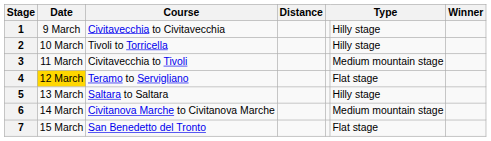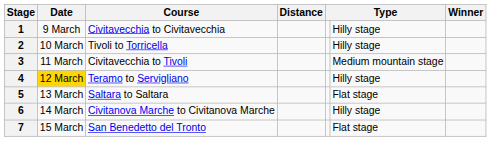(355, 78) Flat stage -> (356, 78) Hilly stage
(356, 95) Hilly stage -> (355, 95) Flat stage
(388, 111) Medium mountain stage -> (356, 111) Hilly stage
